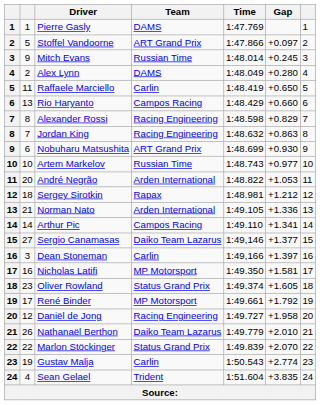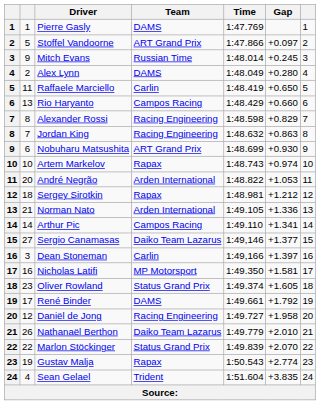(163, 164) Russian Time -> (148, 164) Rapax
(283, 164) +0.977 -> (283, 164) +0.974
(165, 301) MP Motorsport -> (148, 301) DAMS
(146, 362) Carlin -> (148, 362) Rapax
